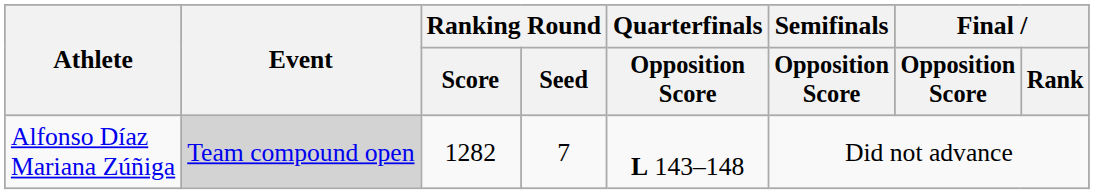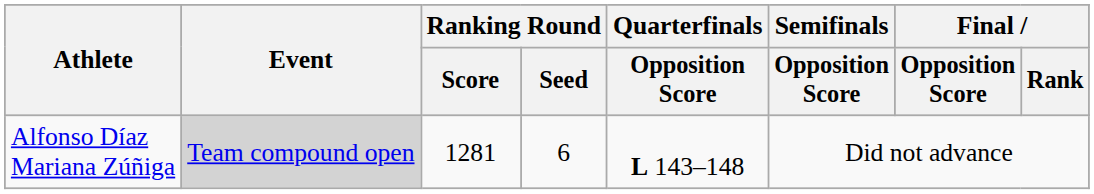(470, 151) 1282 -> (470, 151) 1281
(564, 151) 7 -> (564, 151) 6
